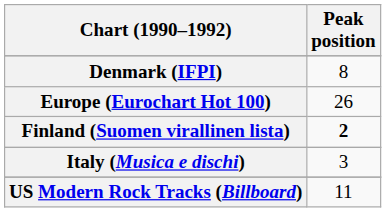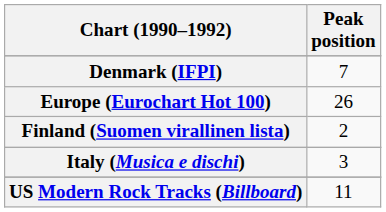(343, 71) 8 -> (343, 71) 7
(343, 131) bold -> (343, 131) normal
